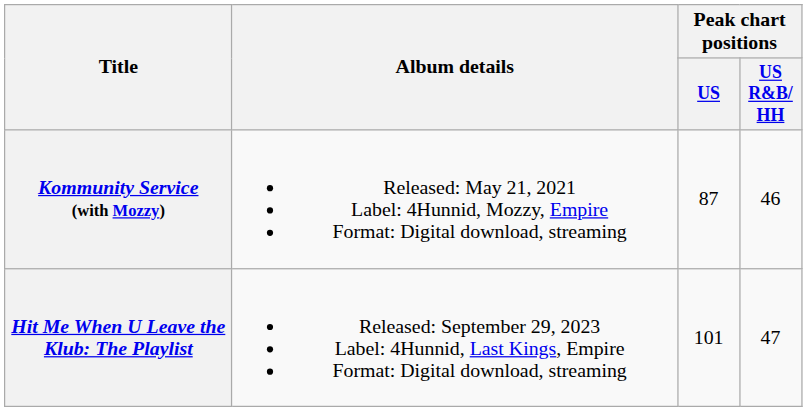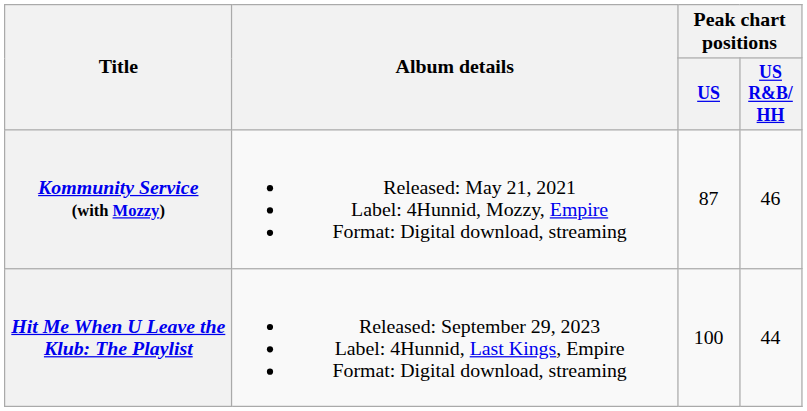(709, 337) 101 -> (709, 337) 100
(771, 337) 47 -> (771, 337) 44
